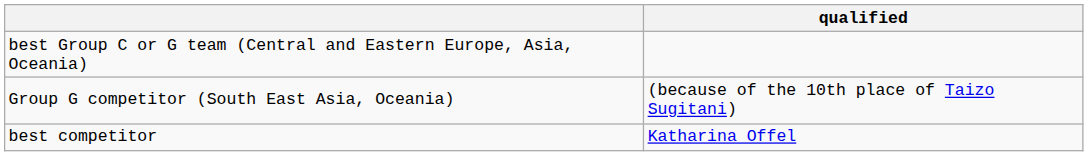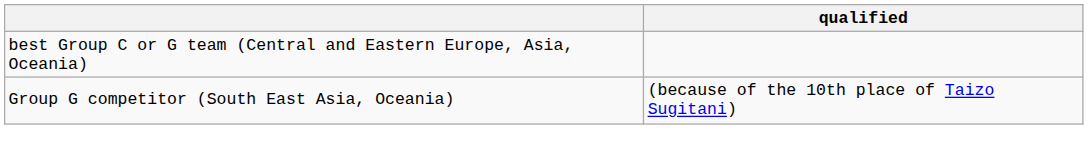- row: (83, 137)
